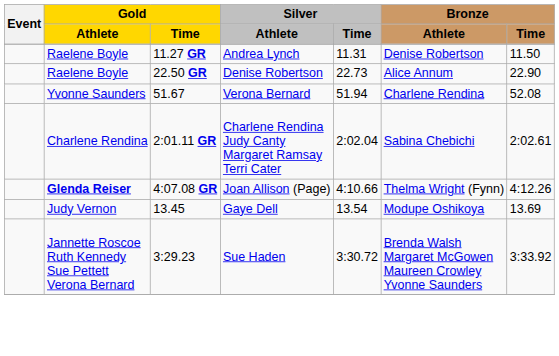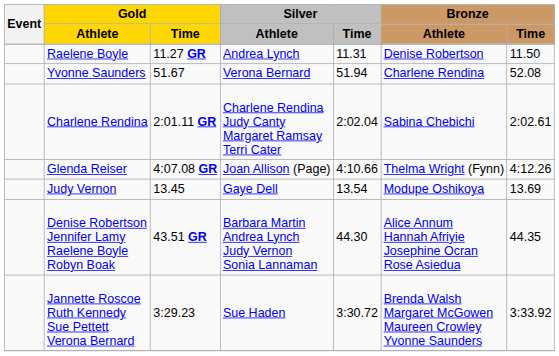- row: (180, 73)
(89, 189) bold -> (87, 169) normal
+ row: (180, 237)
